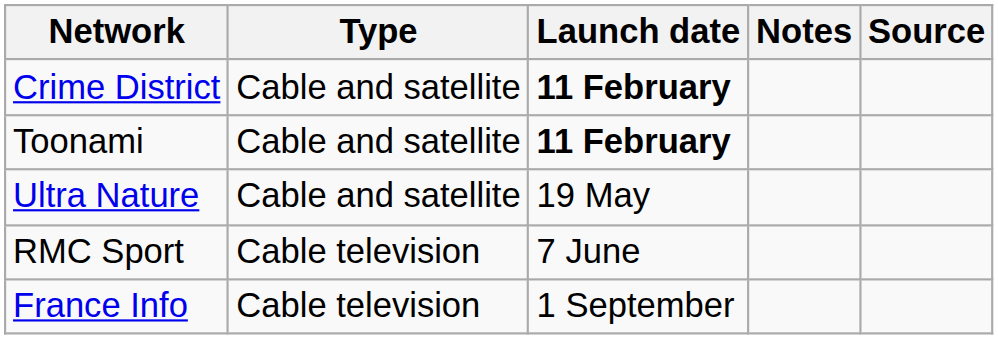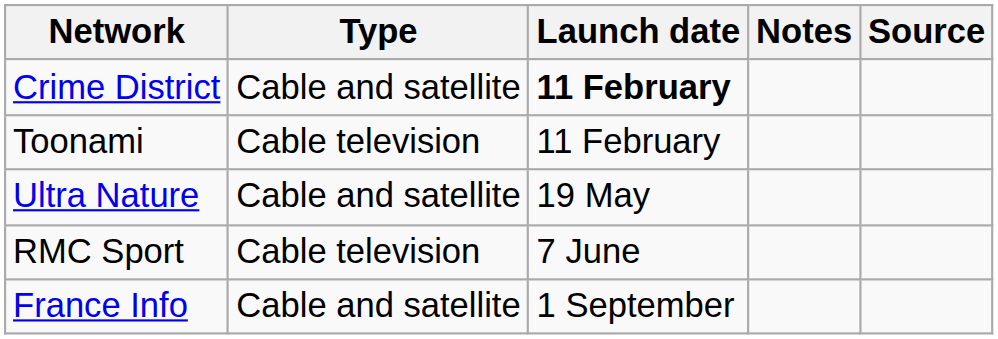(379, 141) Cable and satellite -> (358, 141) Cable television
(634, 141) bold -> (628, 141) normal
(358, 305) Cable television -> (379, 305) Cable and satellite
